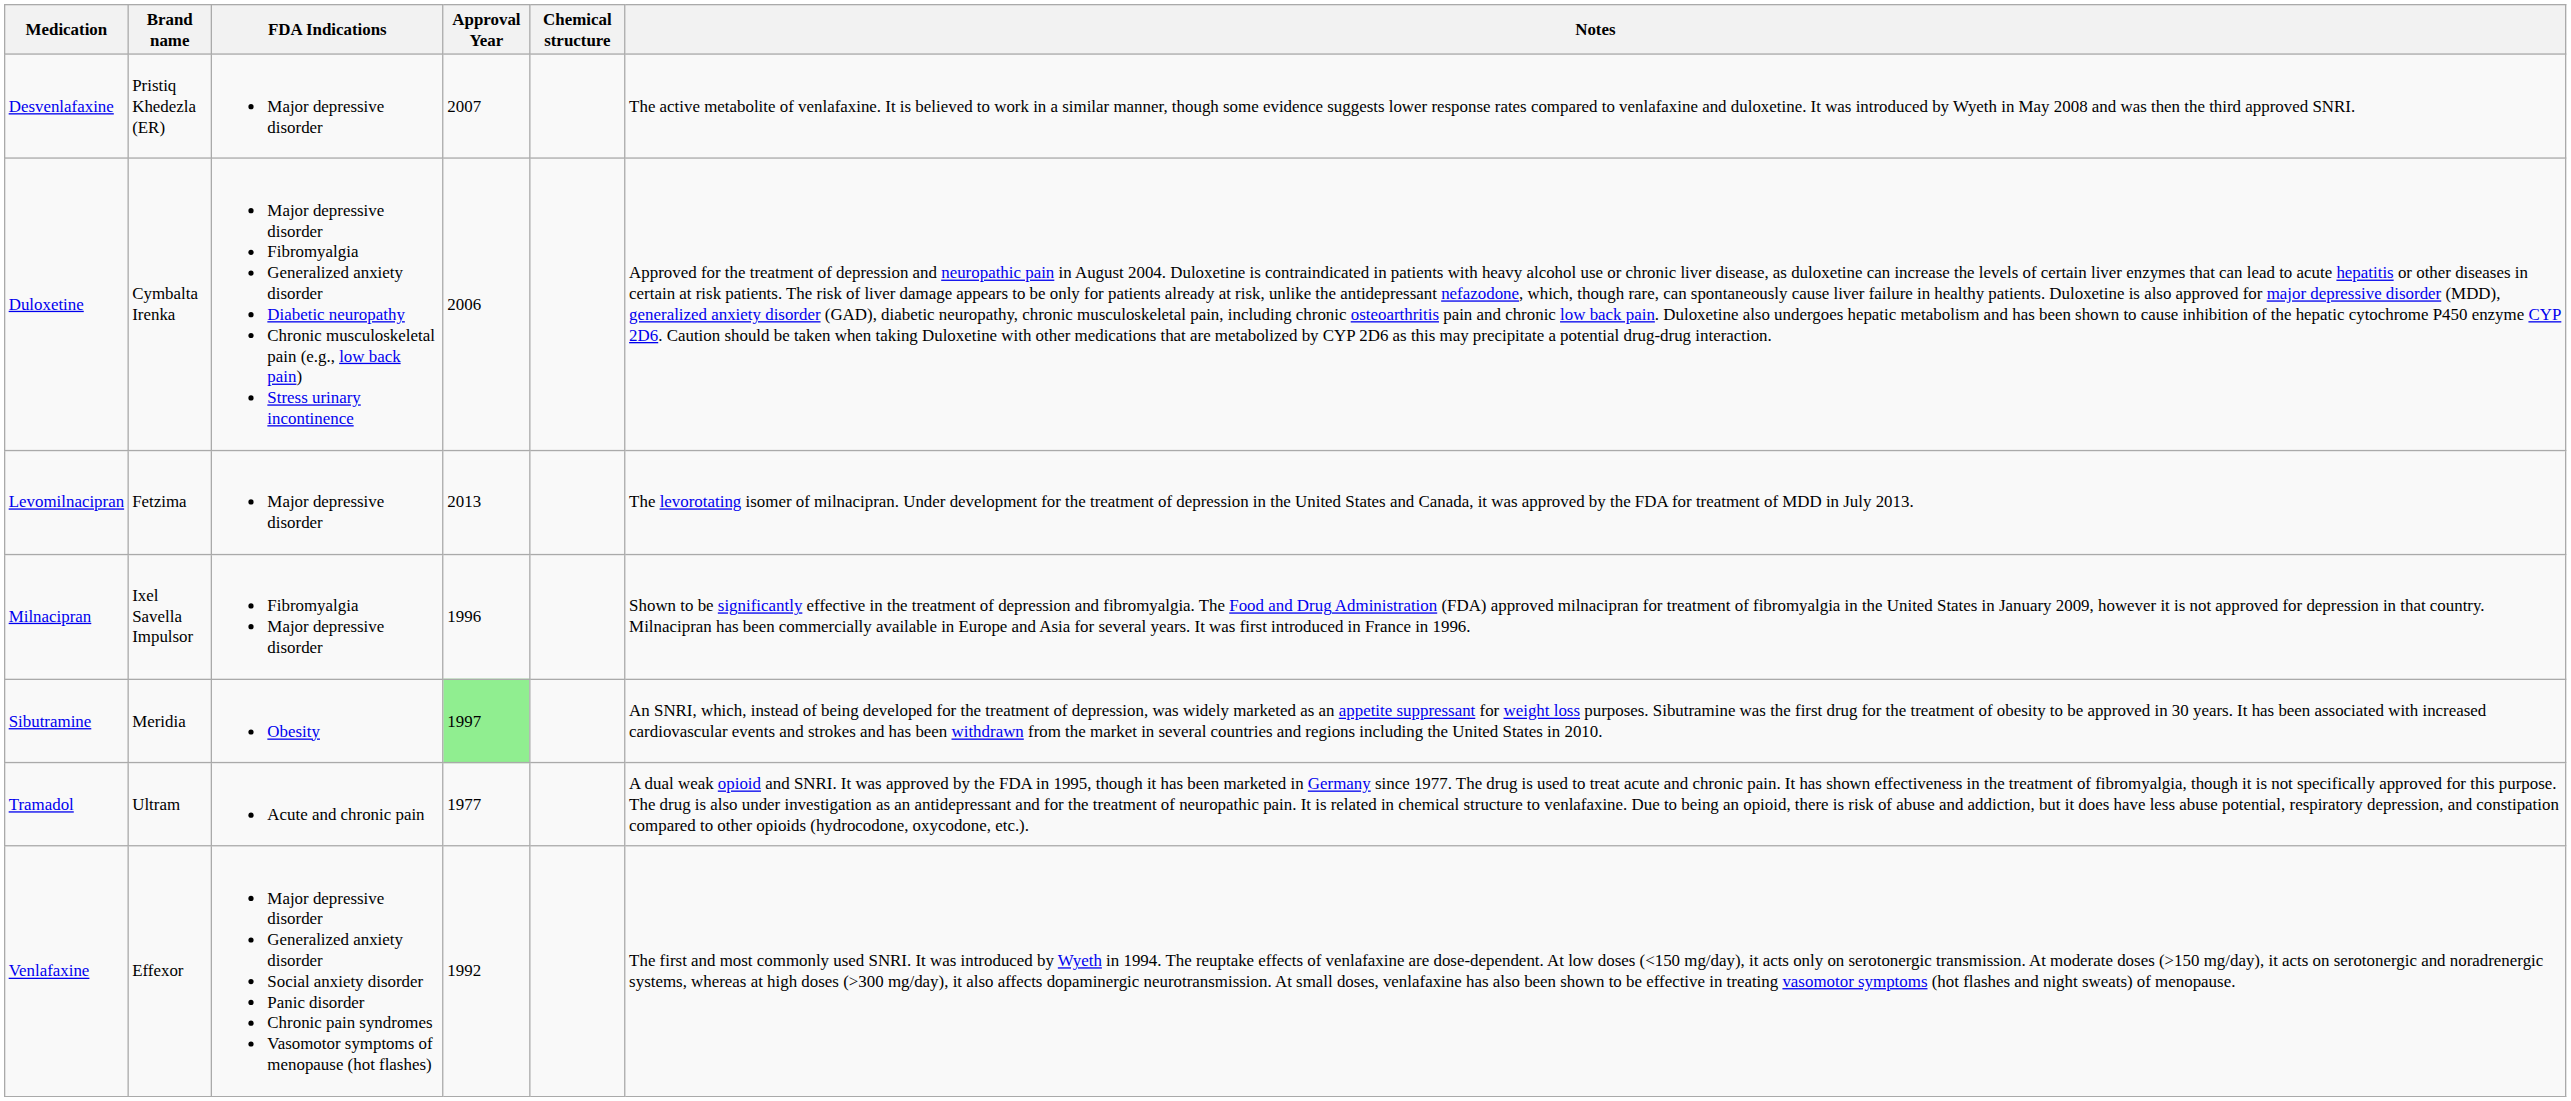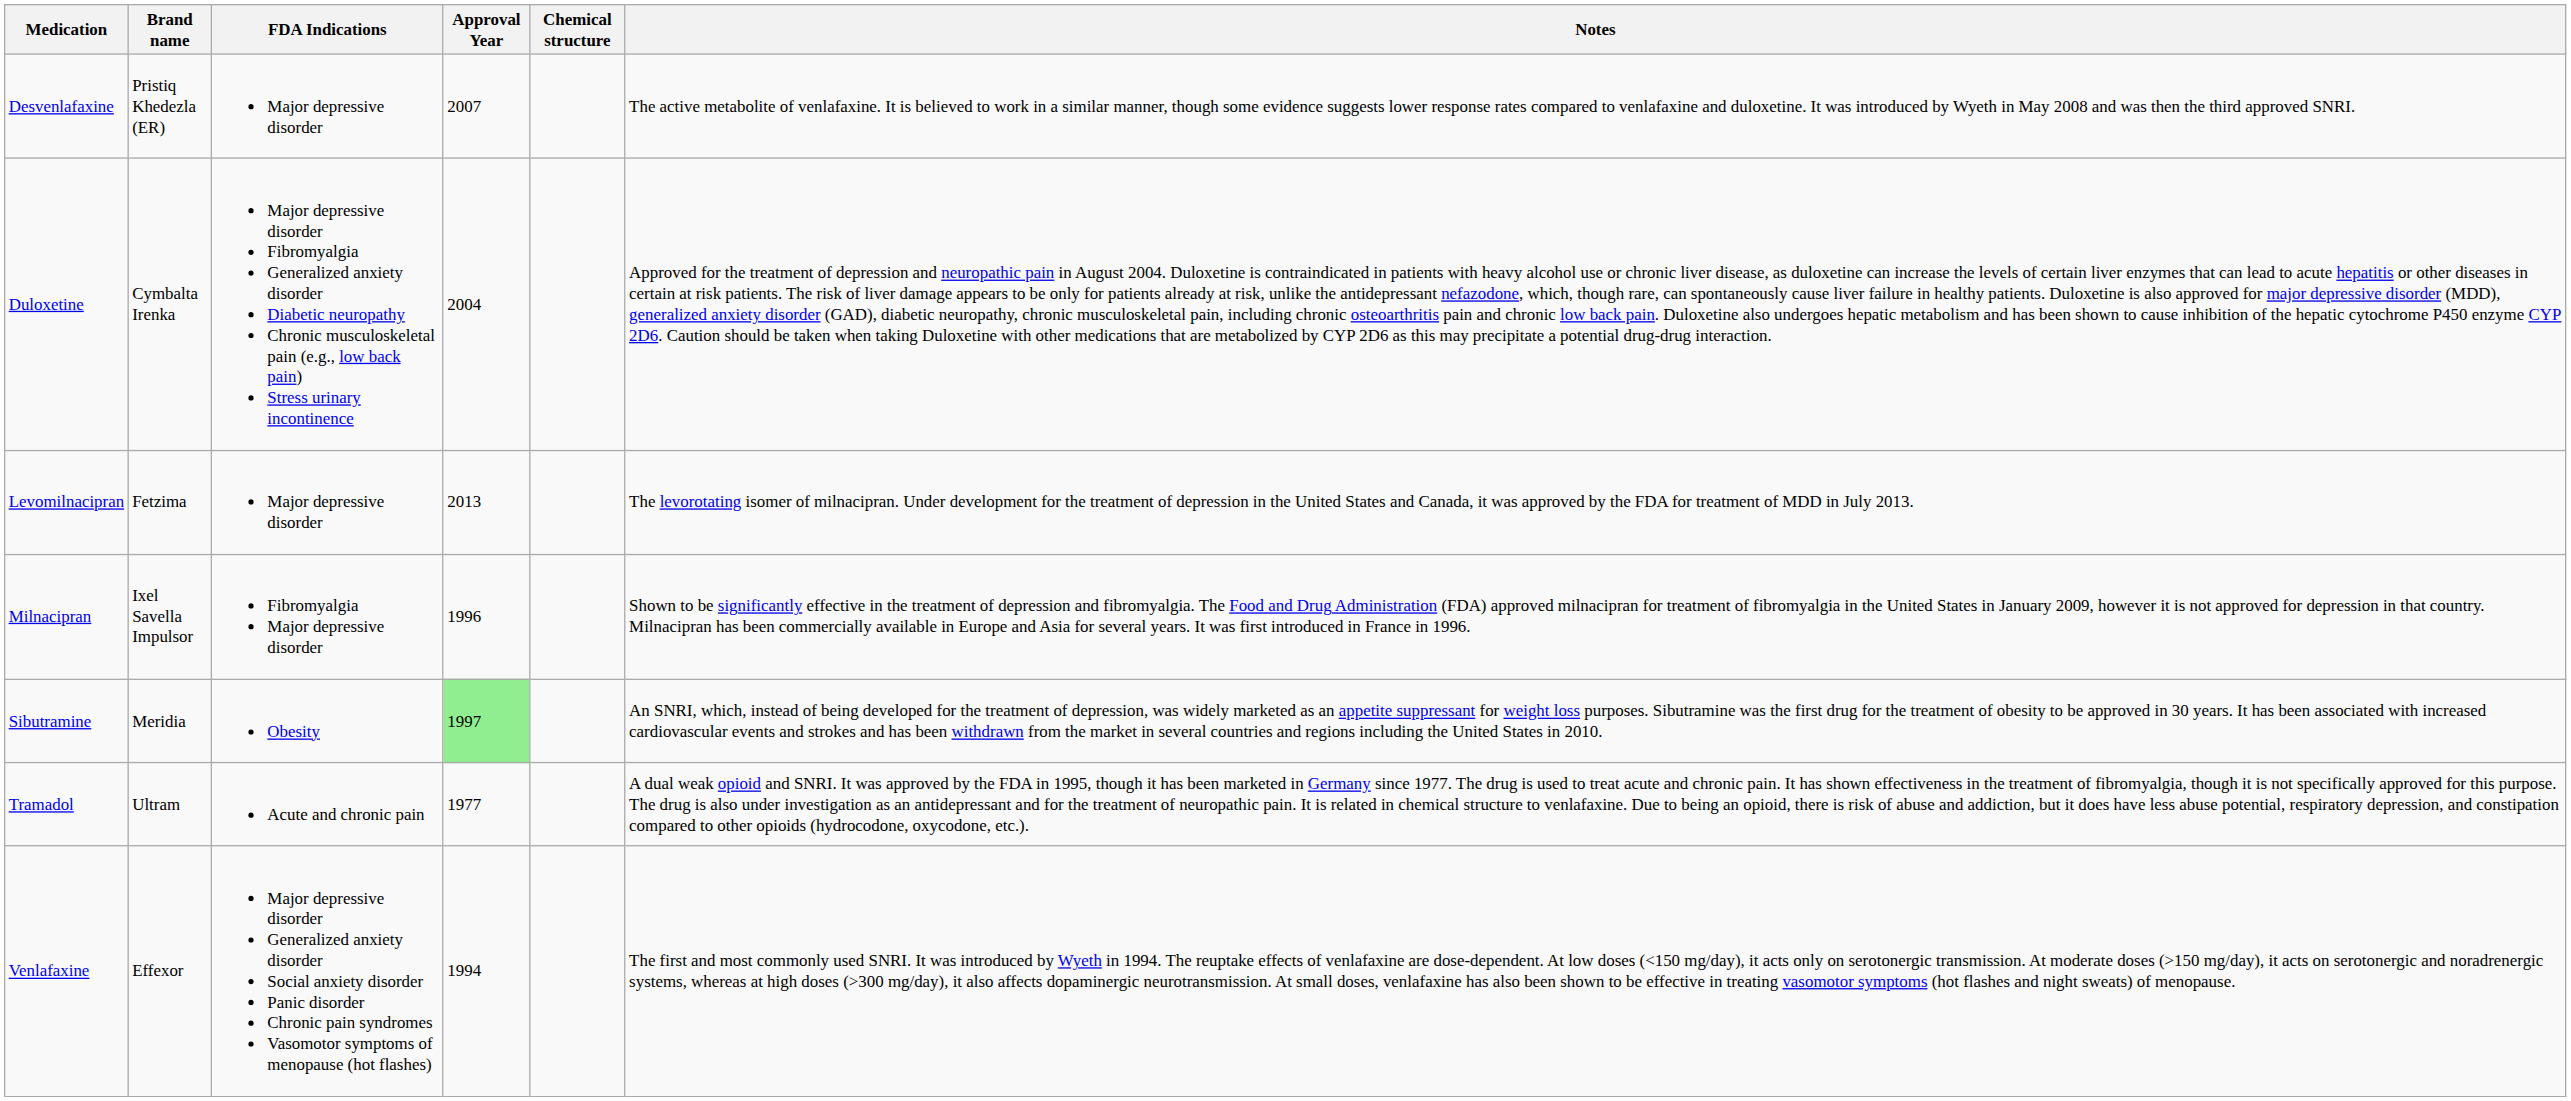(464, 304) 2006 -> (464, 304) 2004
(464, 970) 1992 -> (464, 970) 1994
